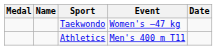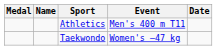rows swapped: (83, 25) <-> (83, 39)
